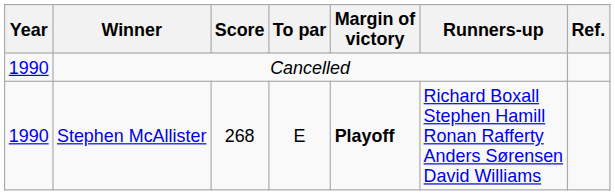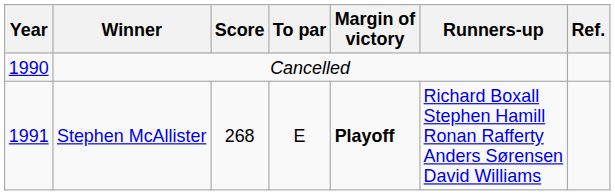(29, 136) 1990 -> (29, 136) 1991
